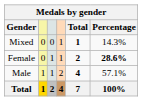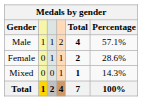rows swapped: (21, 73) <-> (21, 42)
(114, 58) bold -> (114, 58) normal
